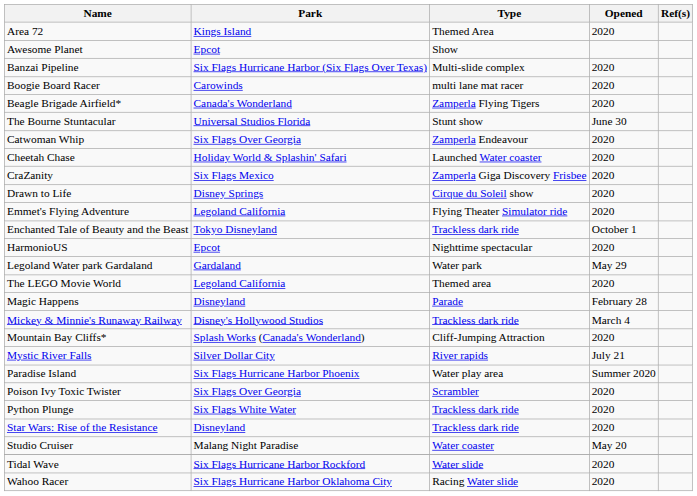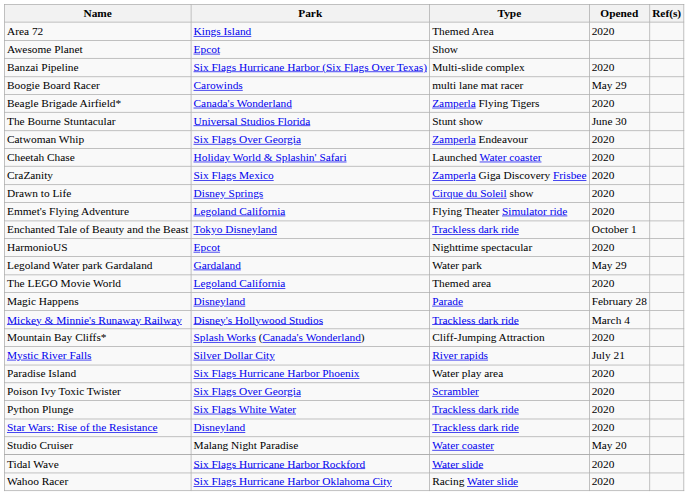(603, 85) 2020 -> (609, 85) May 29
(624, 373) Summer 2020 -> (603, 373) 2020
